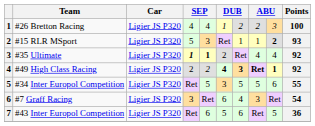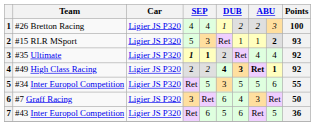(297, 98) 54 -> (297, 98) 50
